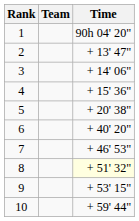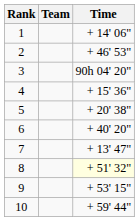(103, 33) 90h 04' 20" -> (109, 33) + 14' 06"
(109, 52) + 13' 47" -> (109, 52) + 46' 53"
(109, 71) + 14' 06" -> (103, 71) 90h 04' 20"
(109, 149) + 46' 53" -> (109, 149) + 13' 47"
